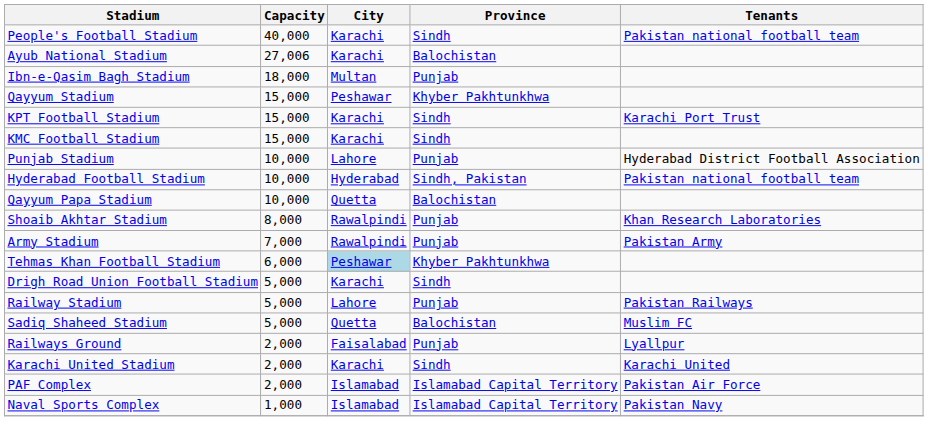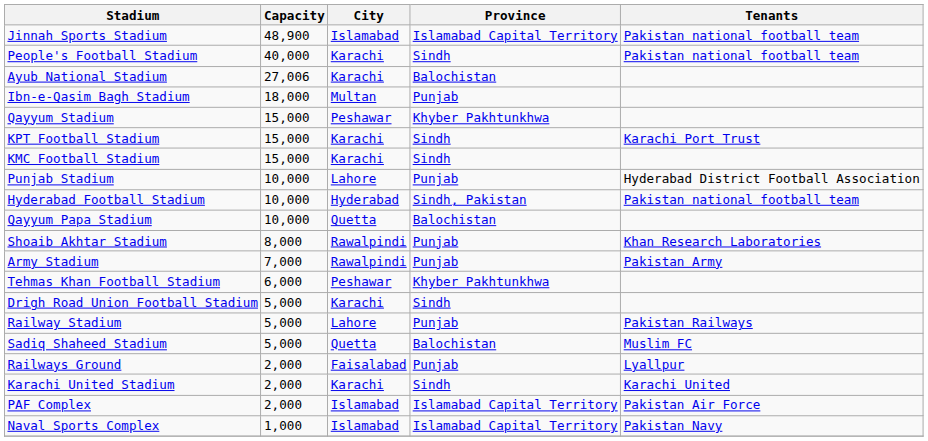+ row: (87, 35)
(361, 261) lightblue background -> (361, 282) no background
